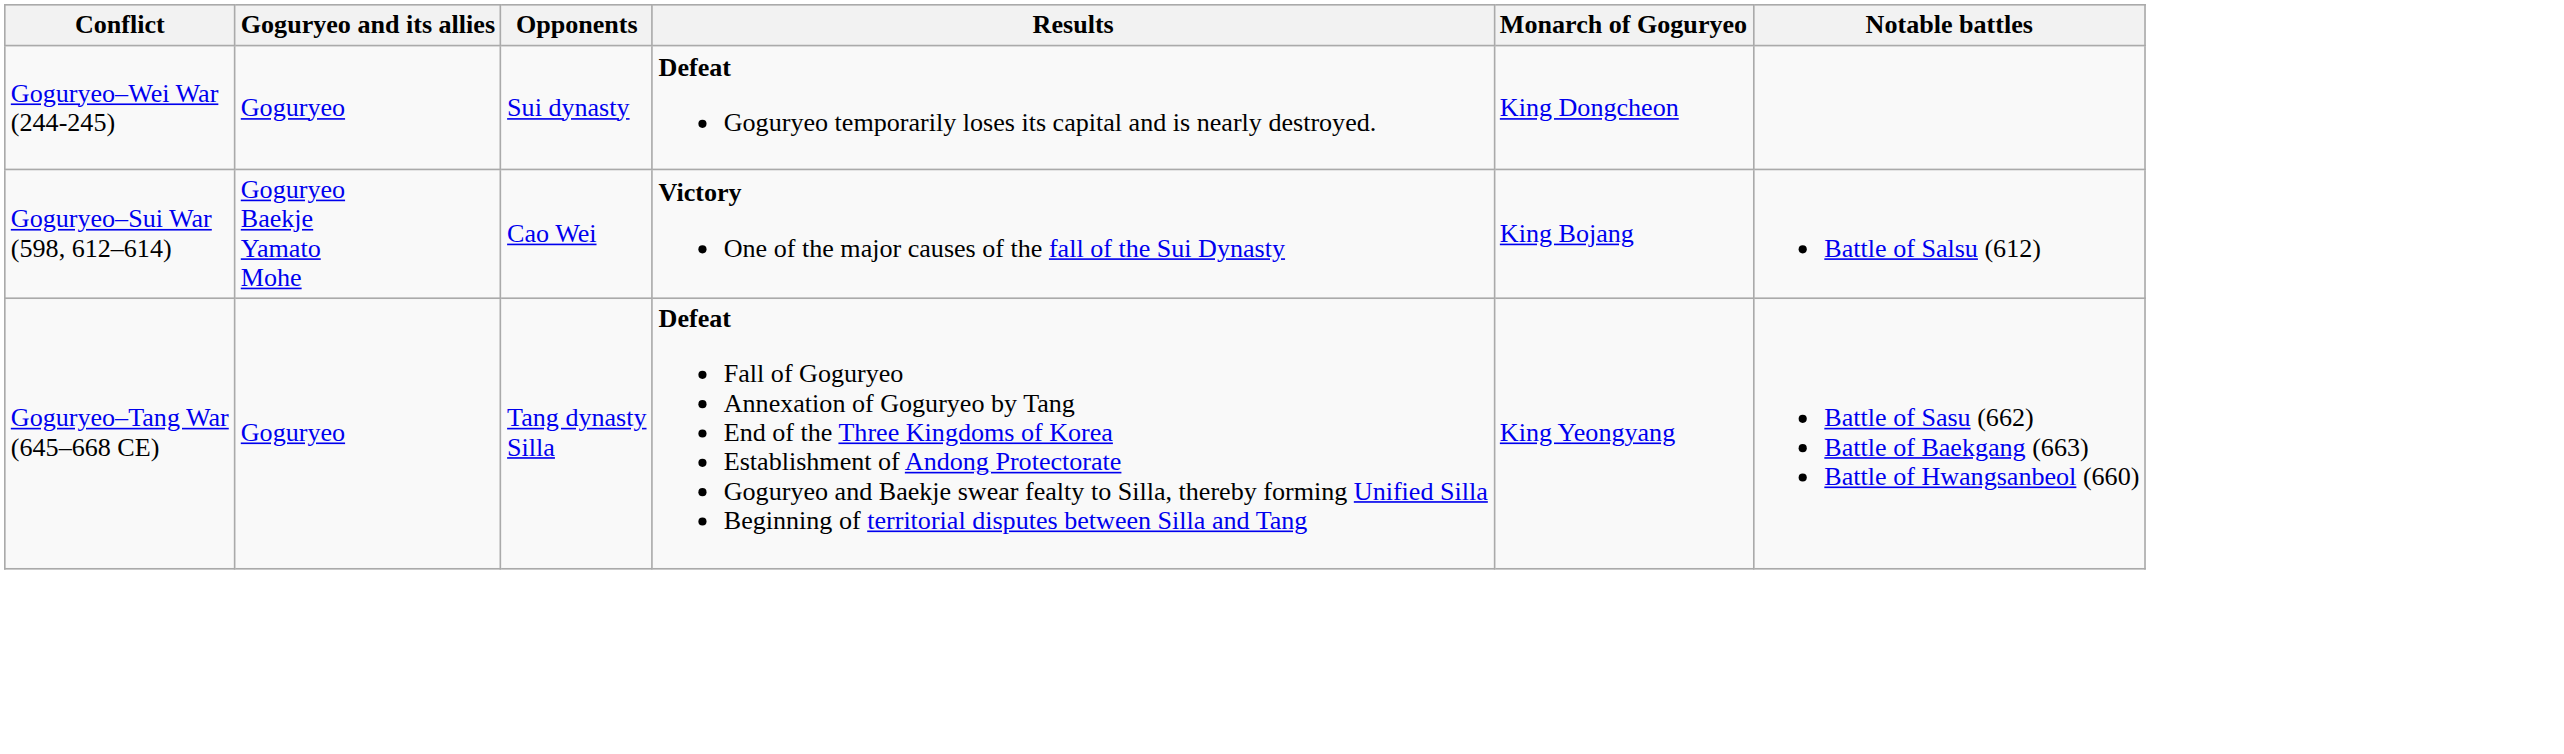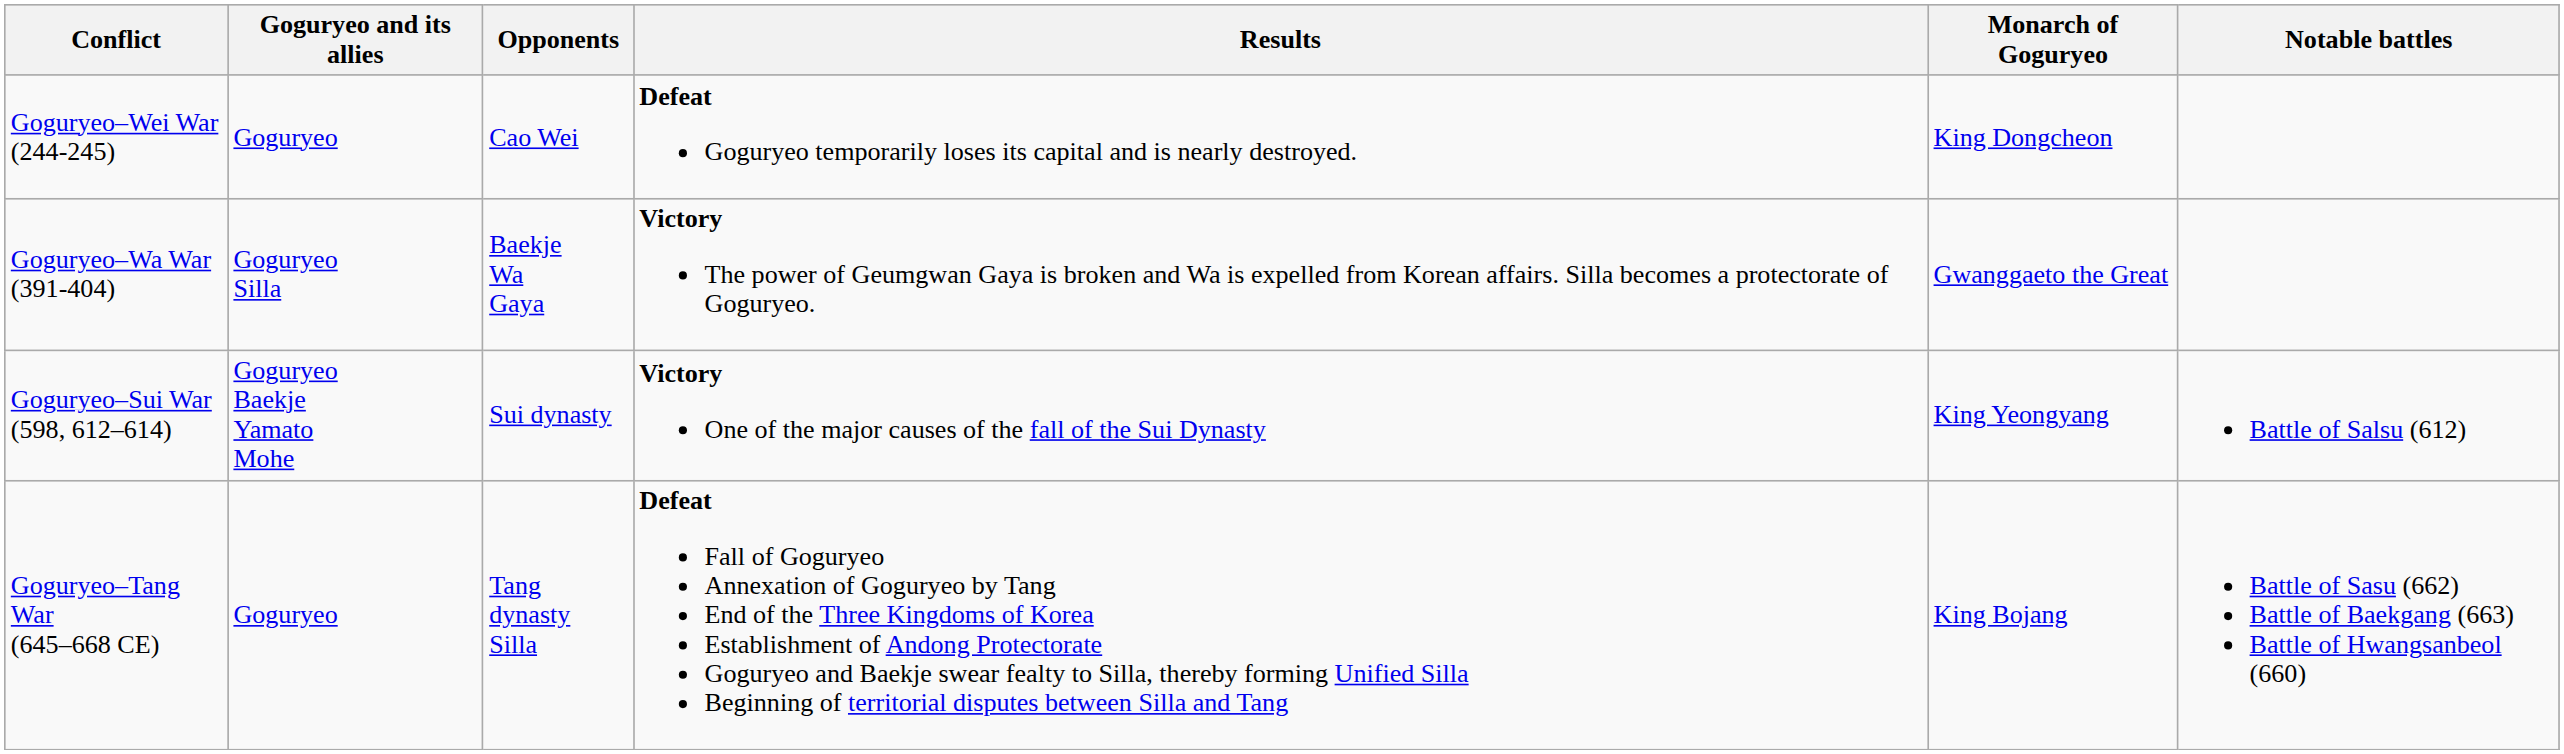(568, 107) Sui dynasty -> (534, 136) Cao Wei
+ row: (111, 274)
(552, 233) Cao Wei -> (550, 414) Sui dynasty
(1567, 233) King Bojang -> (2021, 414) King Yeongyang
(1588, 432) King Yeongyang -> (2001, 614) King Bojang
